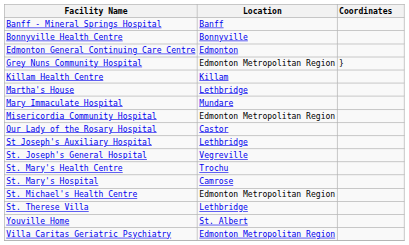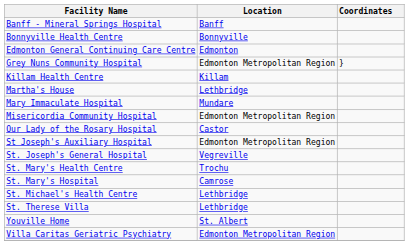(224, 142) Lethbridge -> (267, 142) Edmonton Metropolitan Region
(267, 195) Edmonton Metropolitan Region -> (224, 195) Lethbridge
